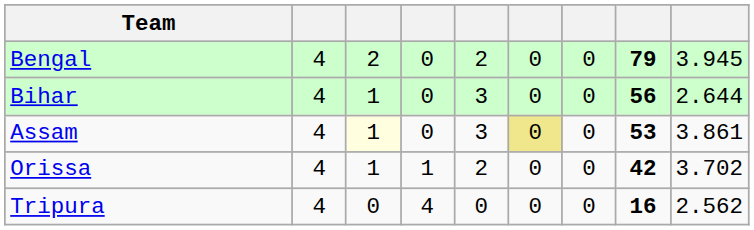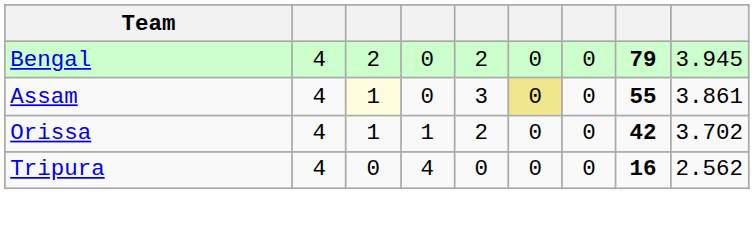- row: (44, 97)
(643, 133) 53 -> (643, 97) 55
